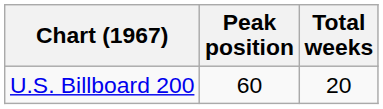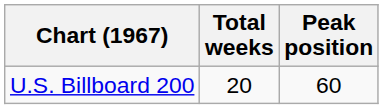columns swapped: (249, 35) <-> (339, 35)
